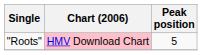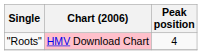(174, 41) 5 -> (174, 41) 4
